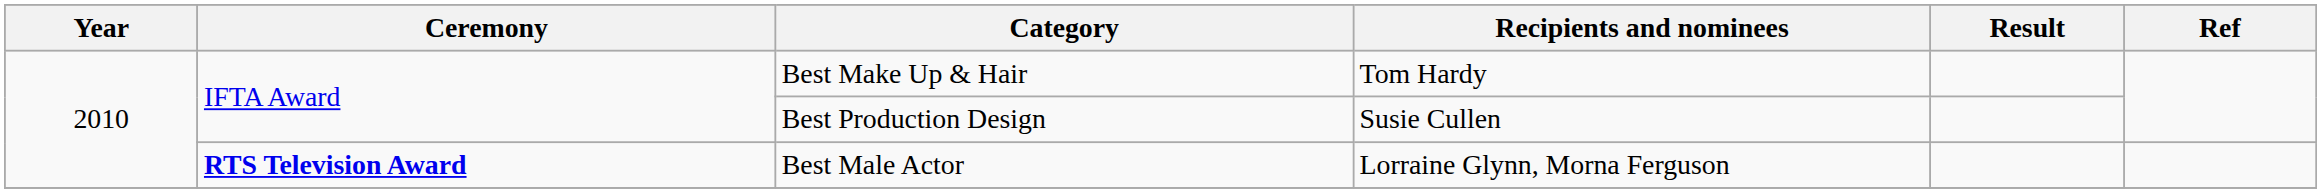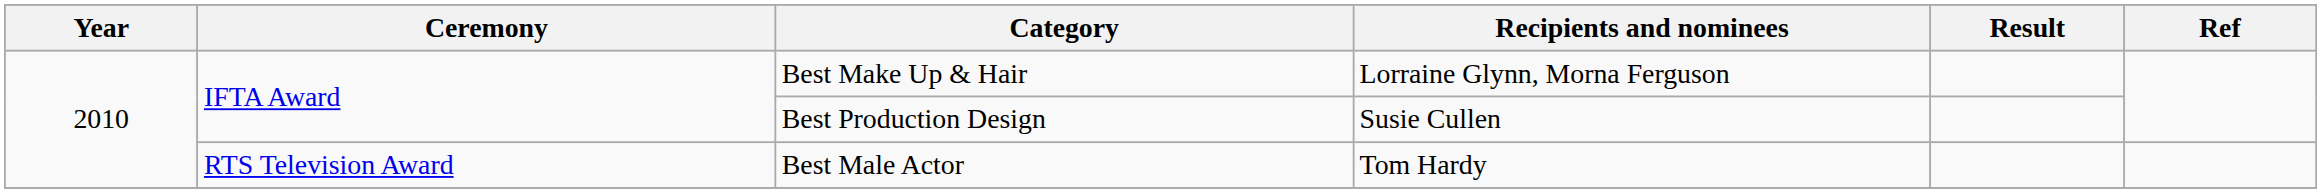(1423, 73) Tom Hardy -> (1545, 73) Lorraine Glynn, Morna Ferguson
(335, 165) bold -> (329, 165) normal
(1545, 165) Lorraine Glynn, Morna Ferguson -> (1423, 165) Tom Hardy
